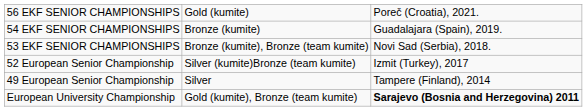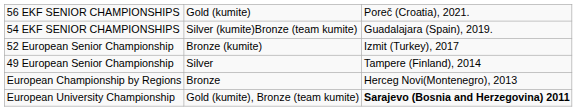(222, 30) Bronze (kumite) -> (272, 30) Silver (kumite)Bronze (team kumite)
- row: (93, 47)
(270, 64) Silver (kumite)Bronze (team kumite) -> (224, 47) Bronze (kumite)
+ row: (94, 81)
